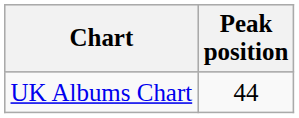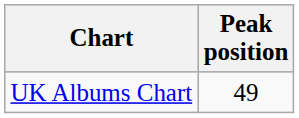(246, 91) 44 -> (246, 91) 49
